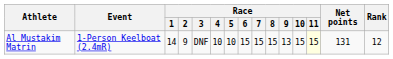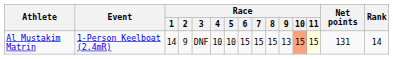(300, 42) no background -> (300, 42) lightsalmon background
(377, 42) 12 -> (377, 42) 14
